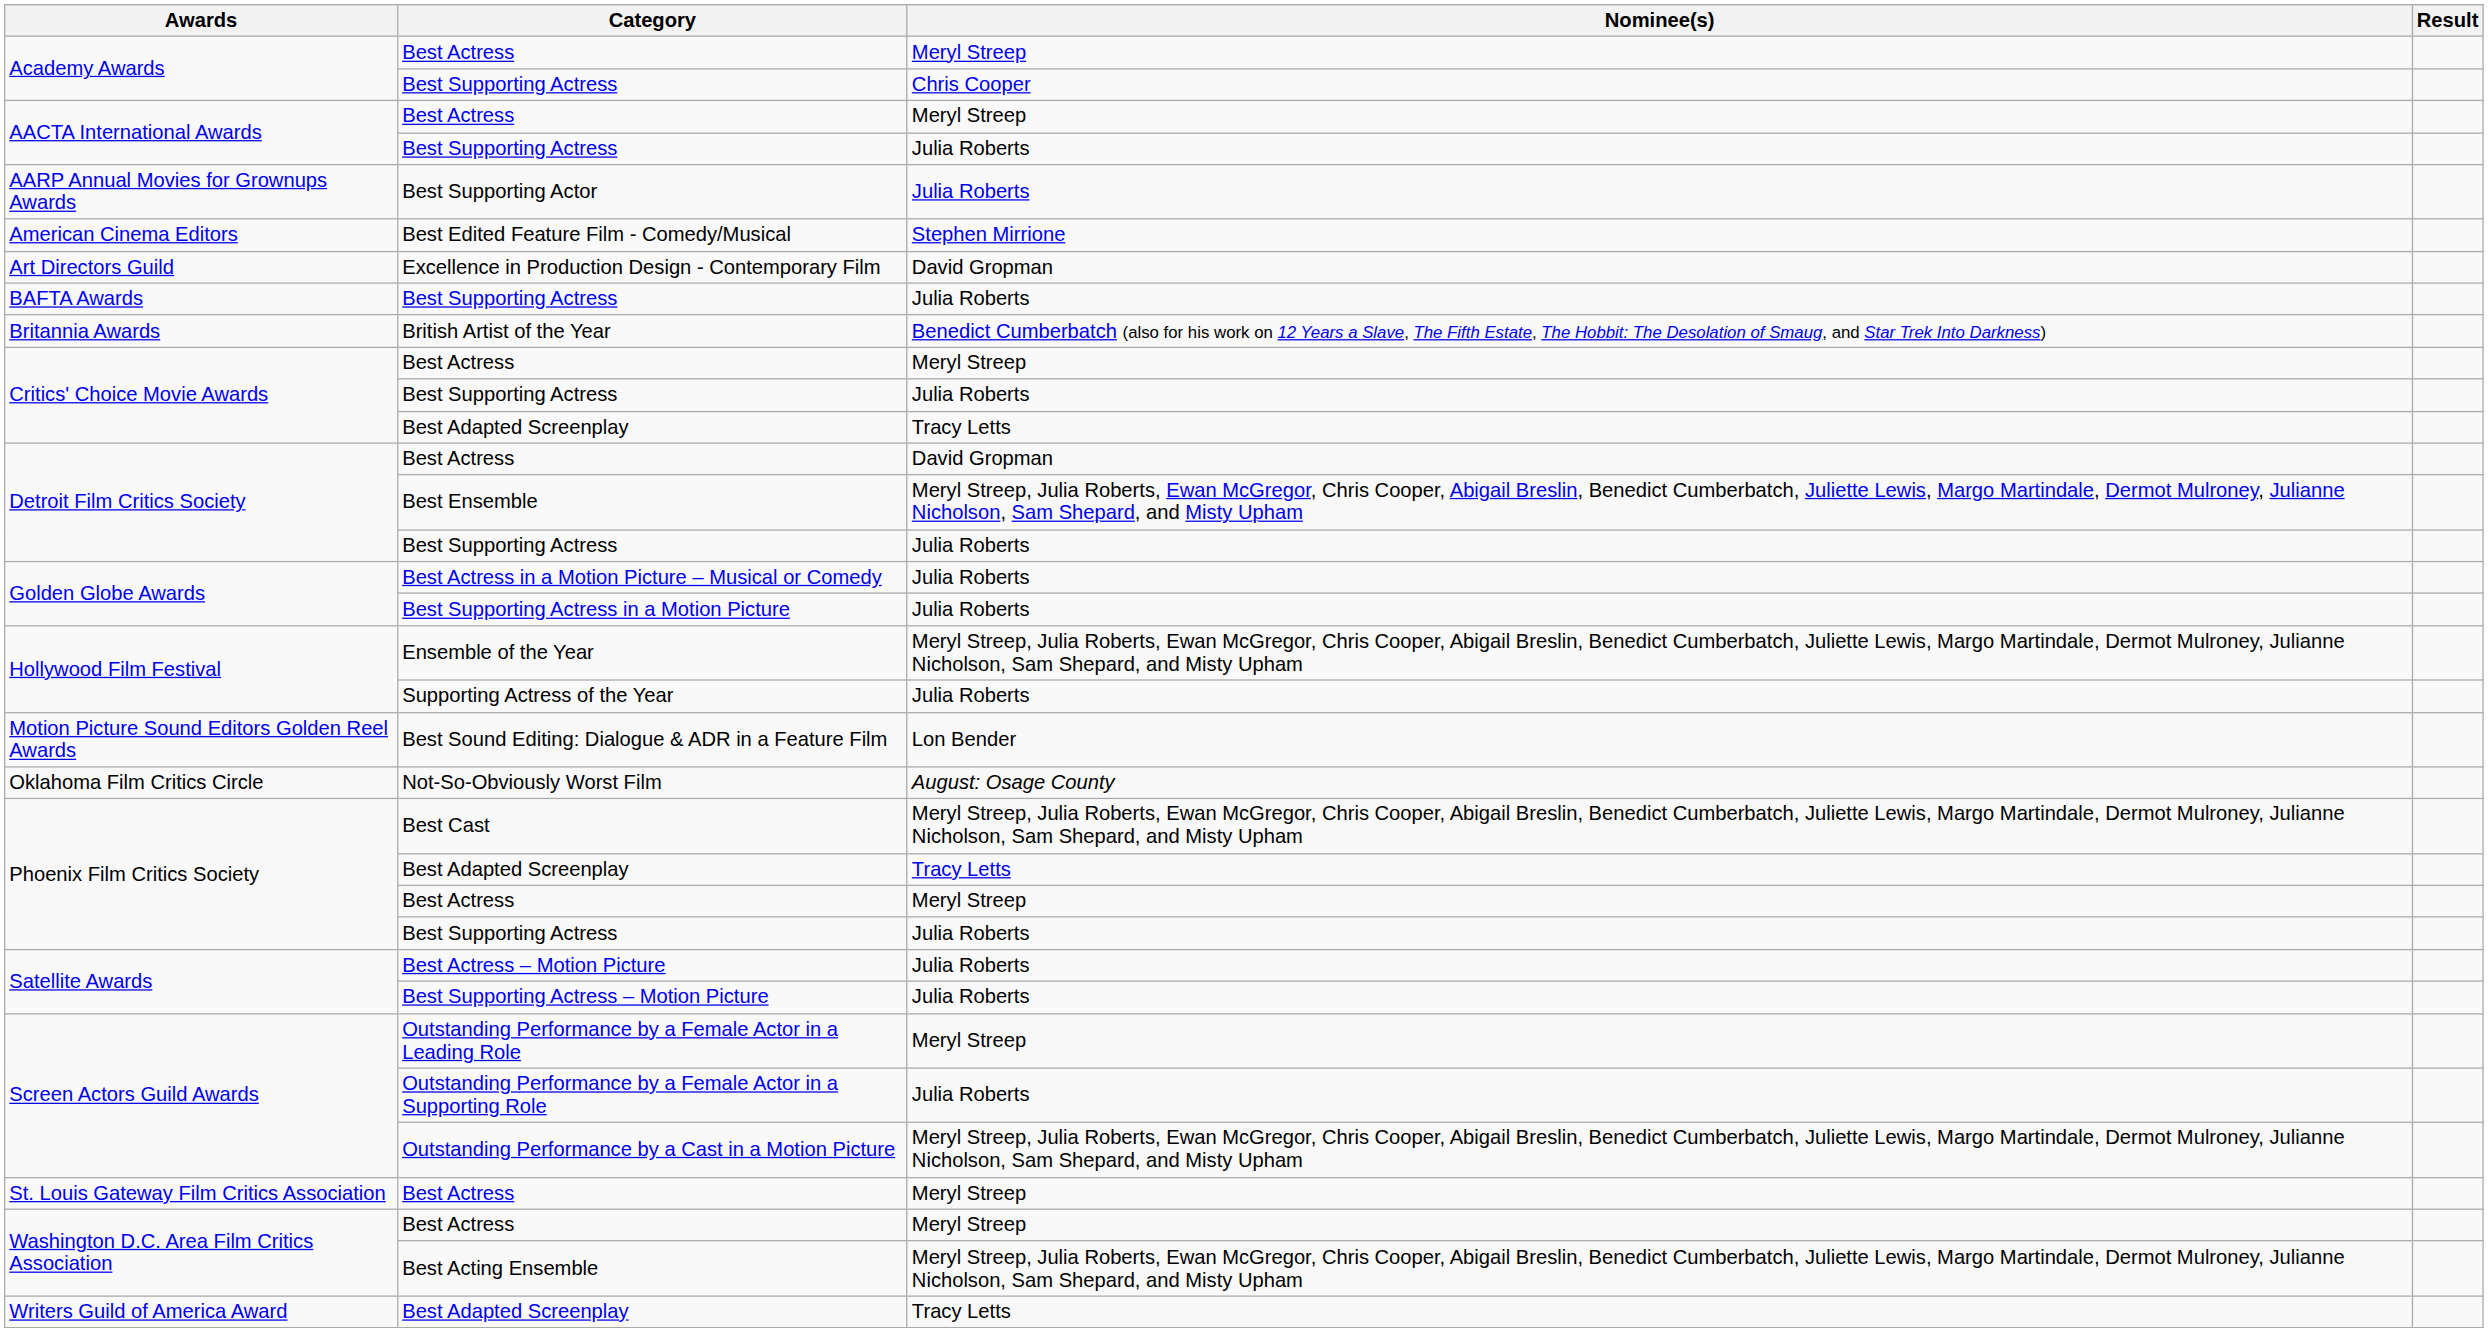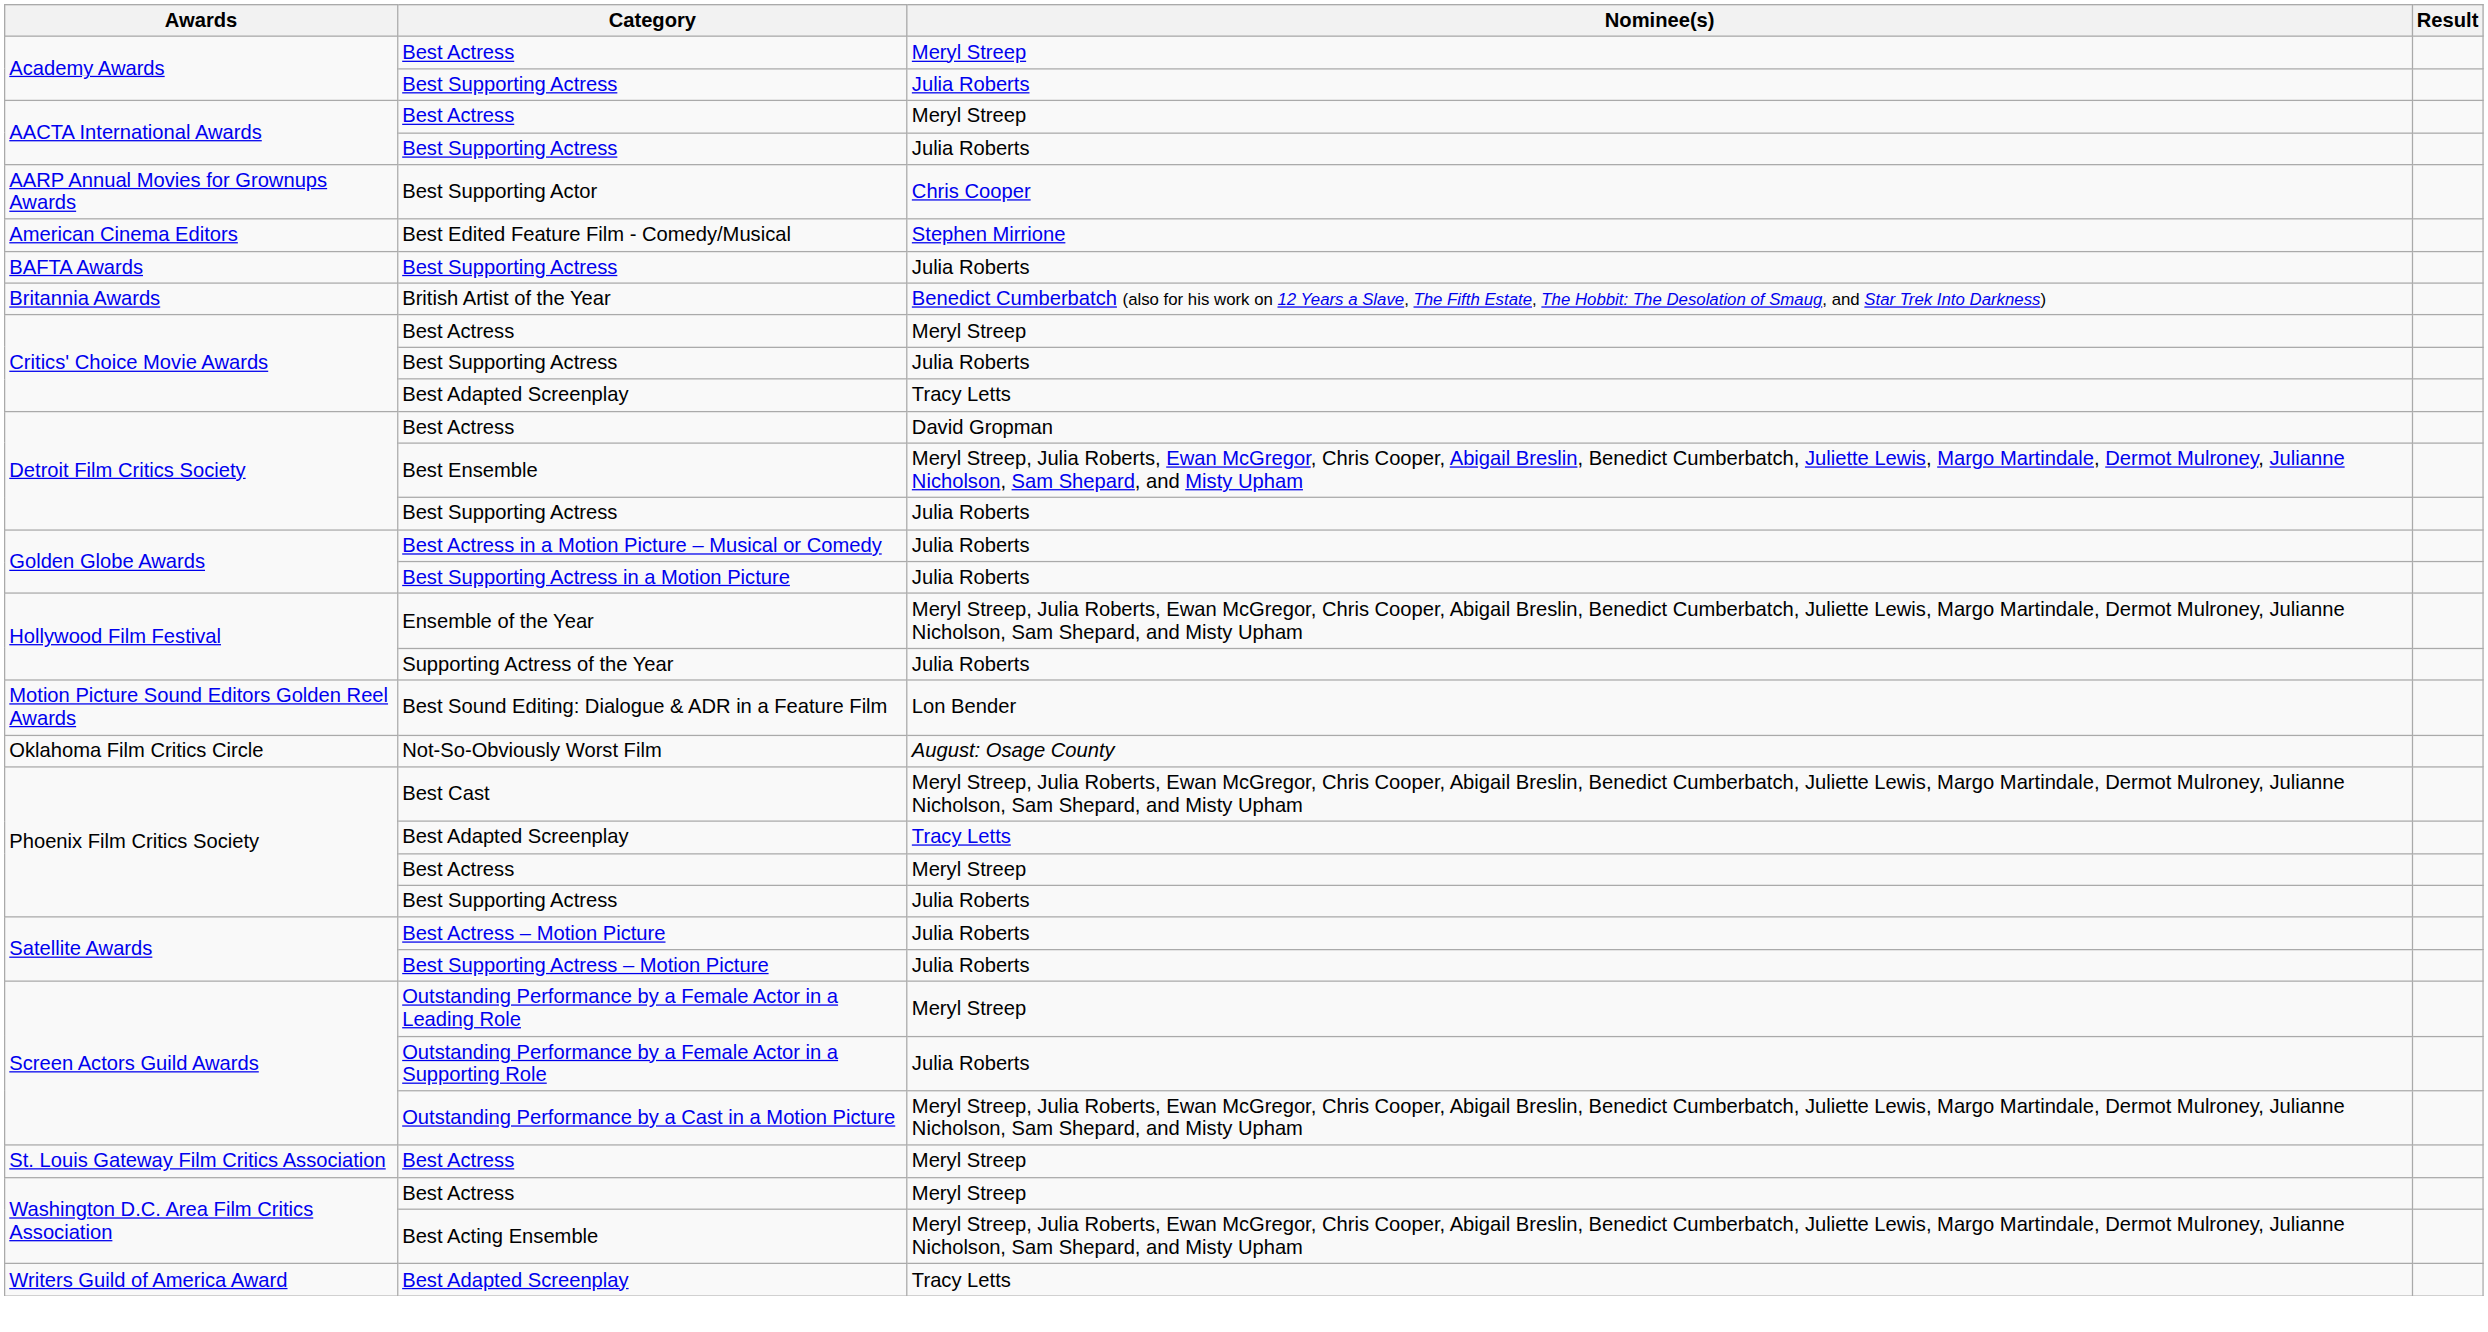(971, 84) Chris Cooper -> (971, 84) Julia Roberts
(971, 191) Julia Roberts -> (971, 191) Chris Cooper
- row: (92, 266)
